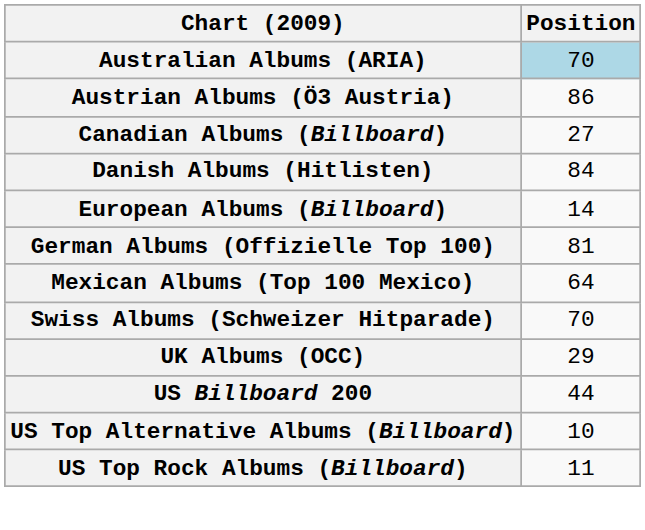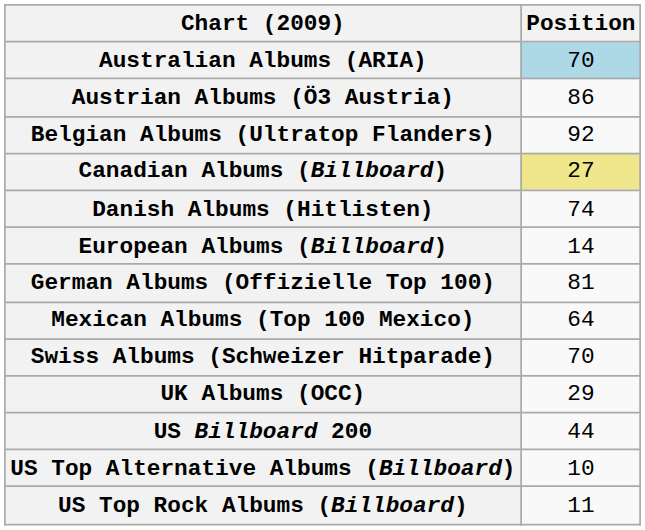+ row: (263, 135)
(581, 135) no background -> (581, 172) khaki background
(581, 172) 84 -> (581, 209) 74
